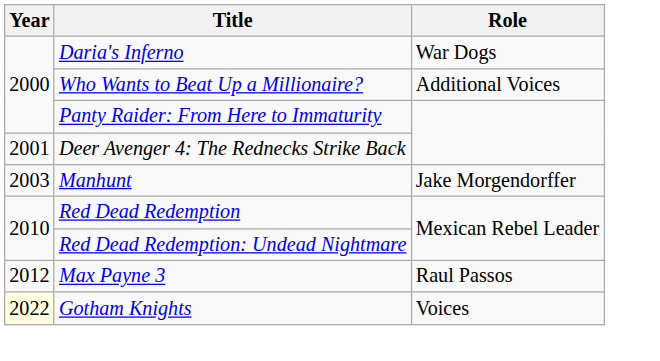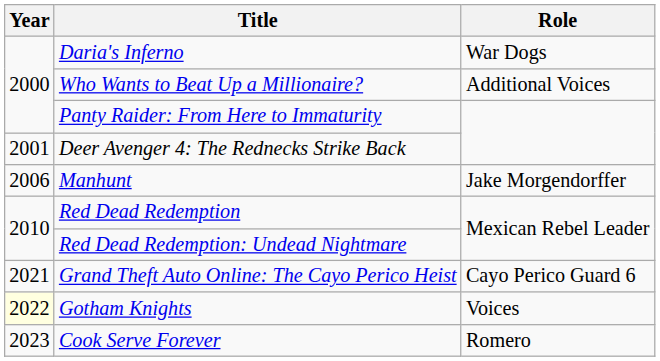(29, 180) 2003 -> (29, 180) 2006
- row: (112, 276)
+ row: (258, 276)
+ row: (140, 340)
